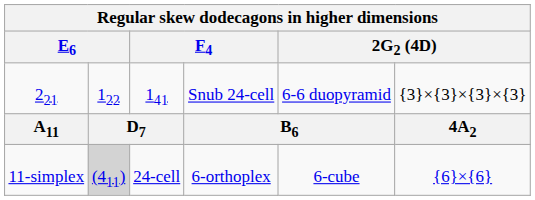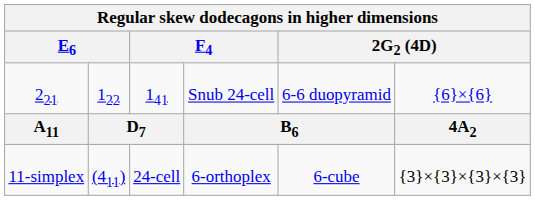(463, 95) {3}×{3}×{3}×{3} -> (463, 95) {6}×{6}
(109, 179) lightgrey background -> (109, 179) no background
(463, 177) {6}×{6} -> (463, 177) {3}×{3}×{3}×{3}
